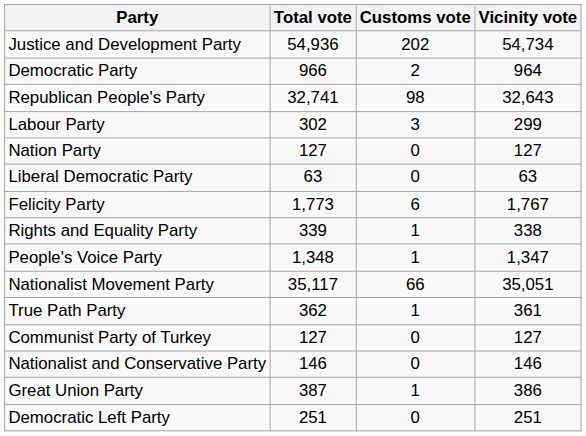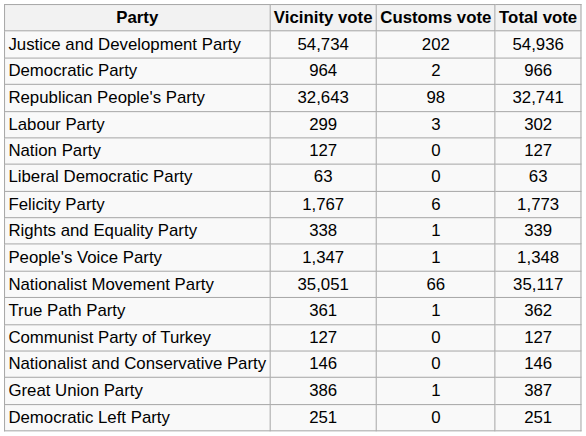columns swapped: (528, 17) <-> (313, 17)
